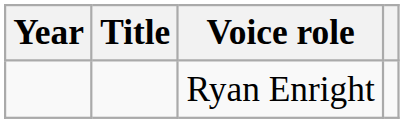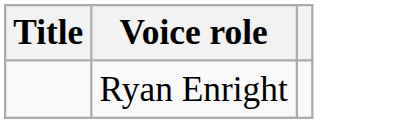- column: (49, 32)
